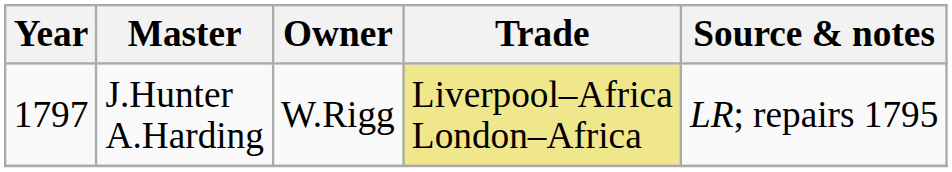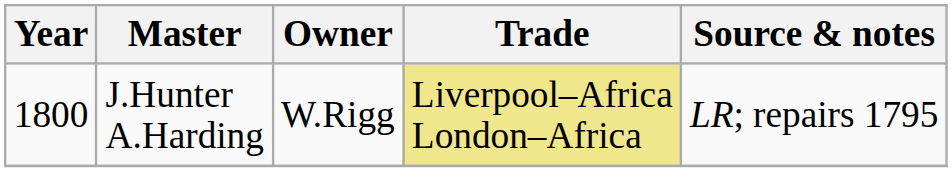(51, 114) 1797 -> (51, 114) 1800
